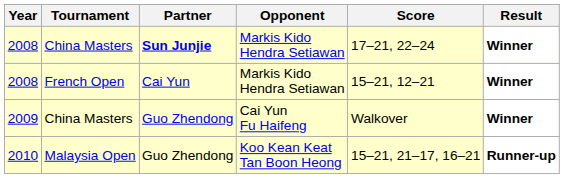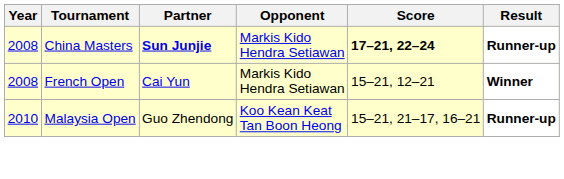(393, 45) normal -> (393, 45) bold
(510, 45) Winner -> (521, 45) Runner-up
- row: (23, 119)
